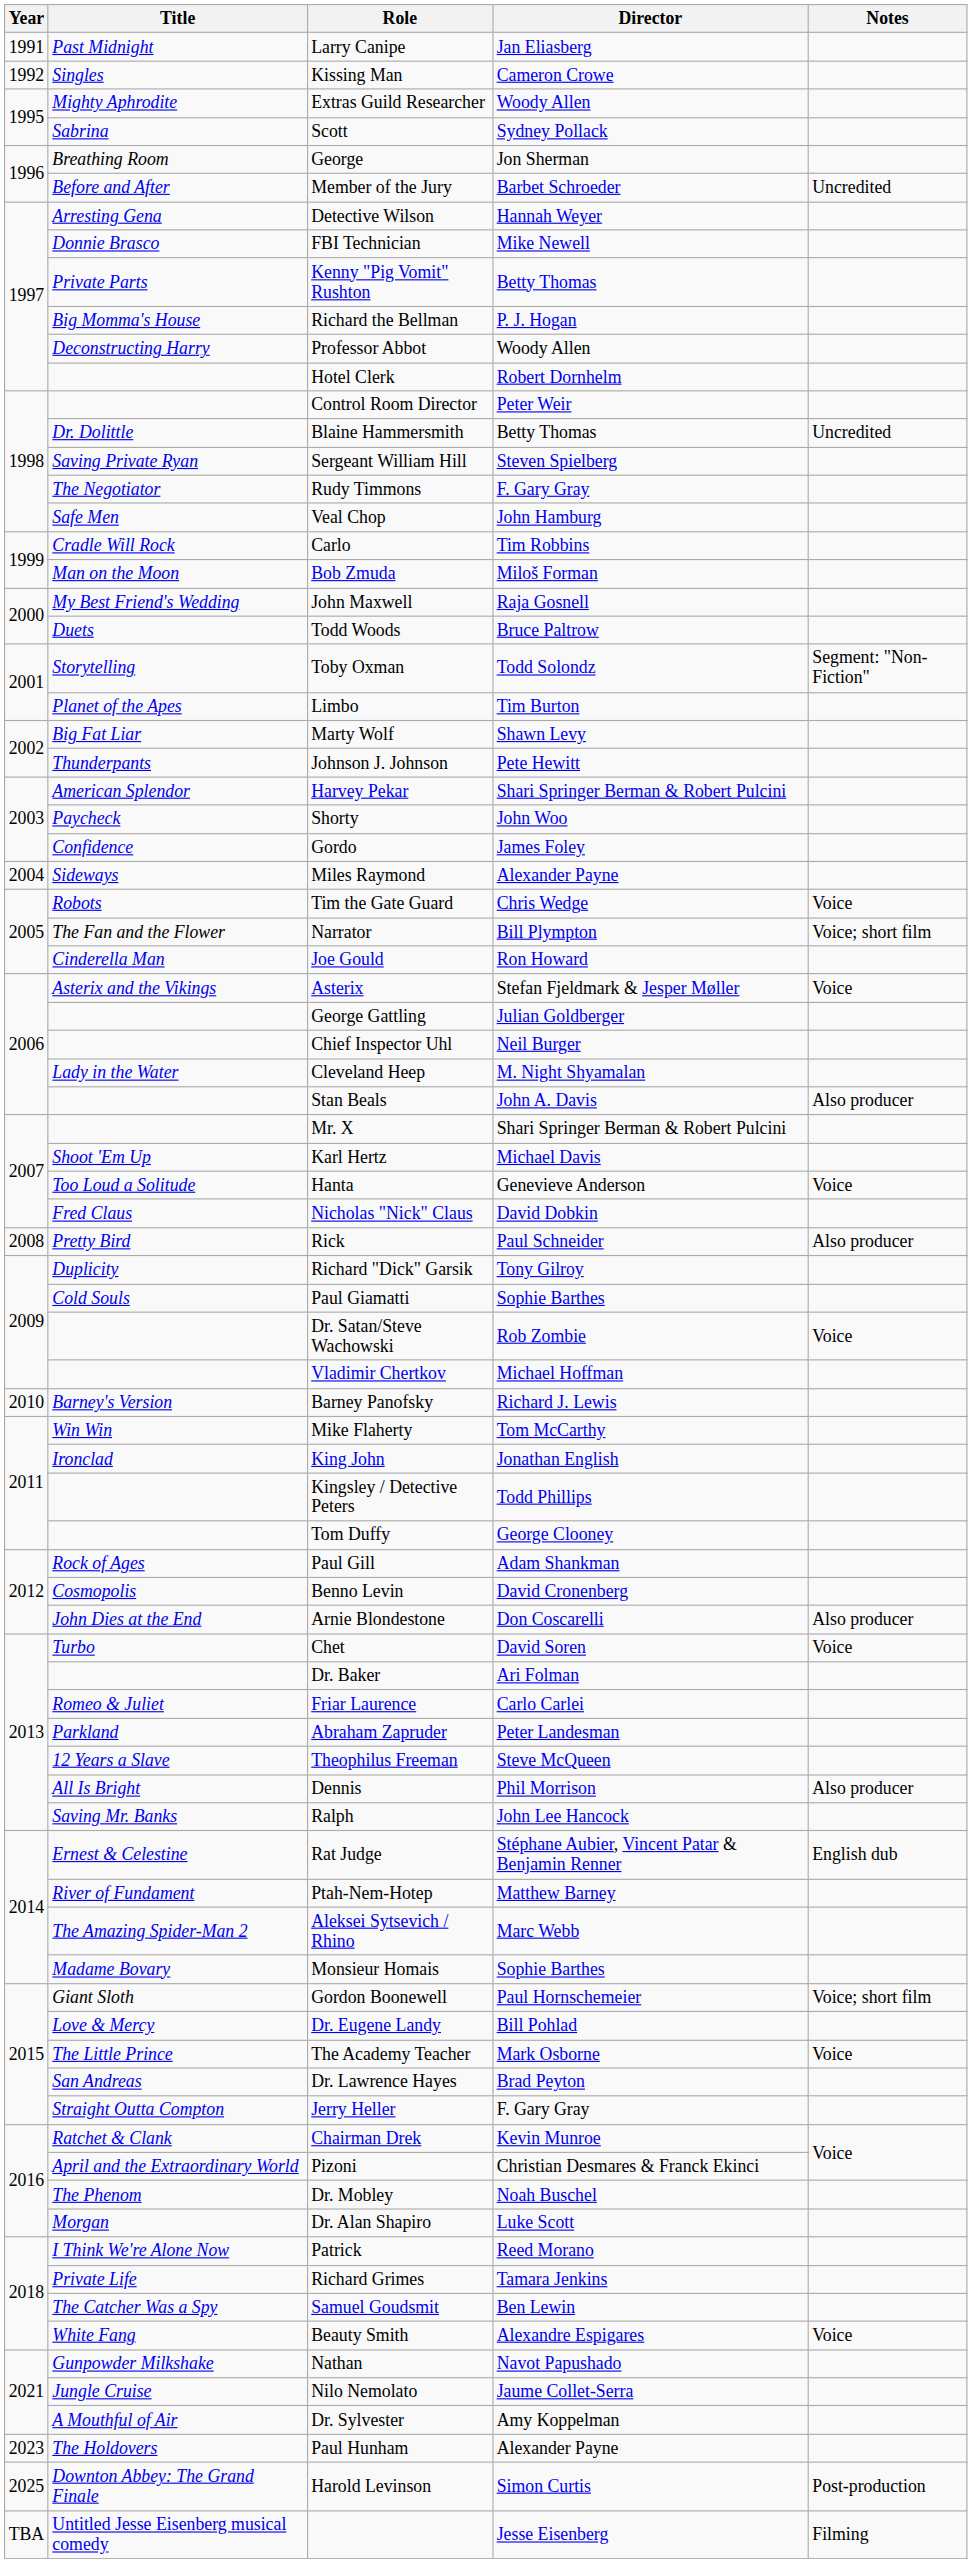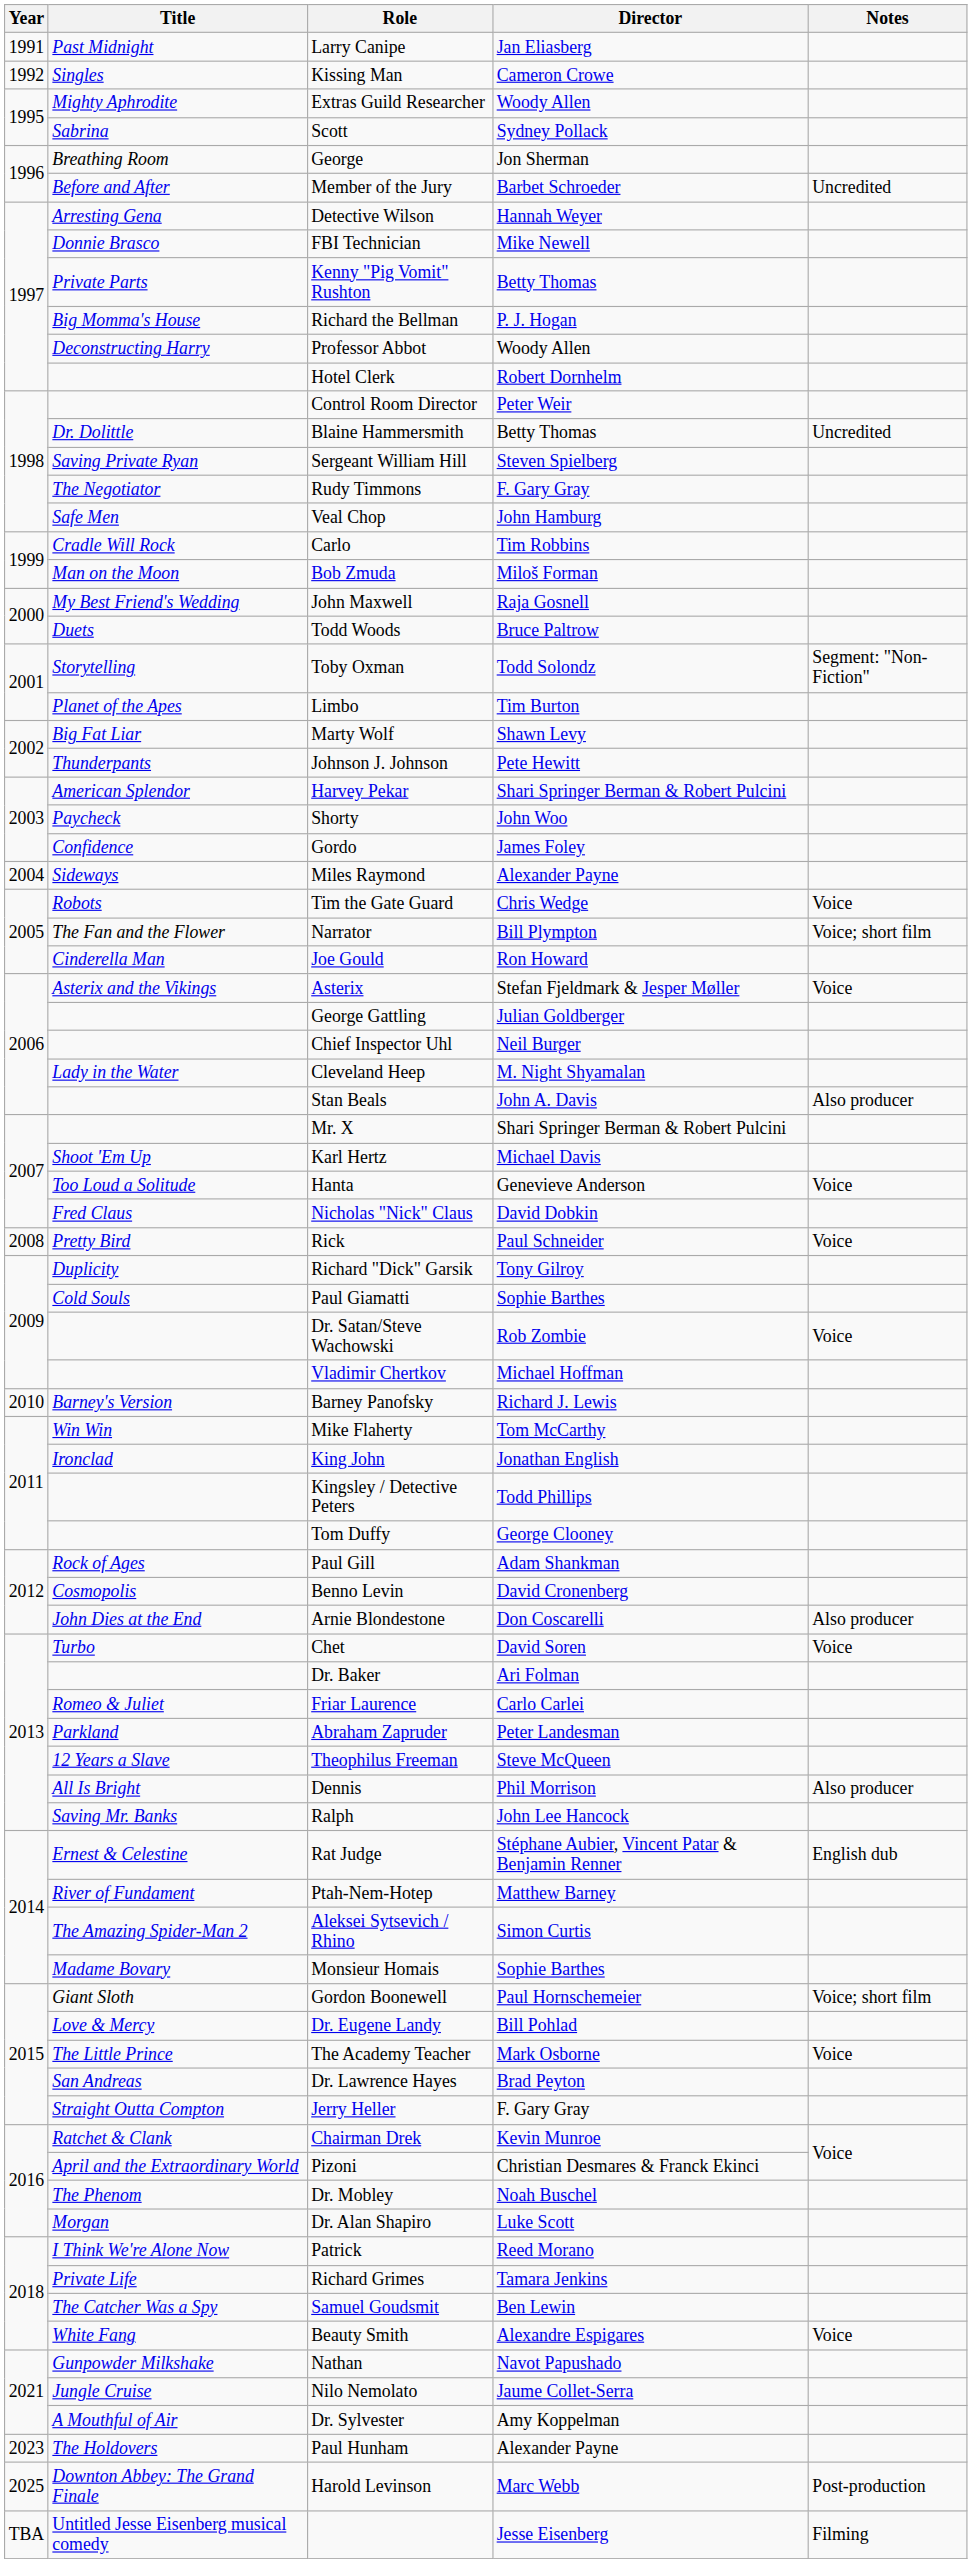(863, 1241) Also producer -> (832, 1241) Voice
(538, 1931) Marc Webb -> (544, 1931) Simon Curtis
(544, 2486) Simon Curtis -> (538, 2486) Marc Webb
